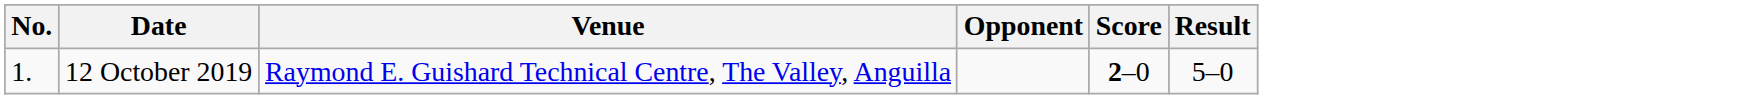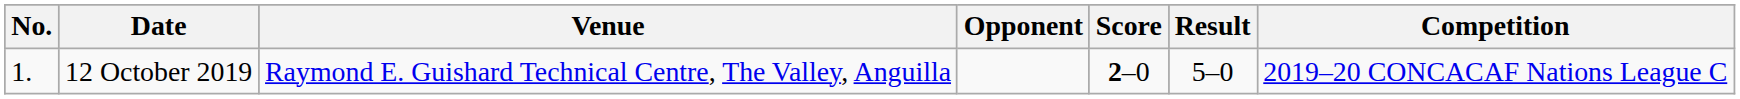+ column: (1495, 26)
